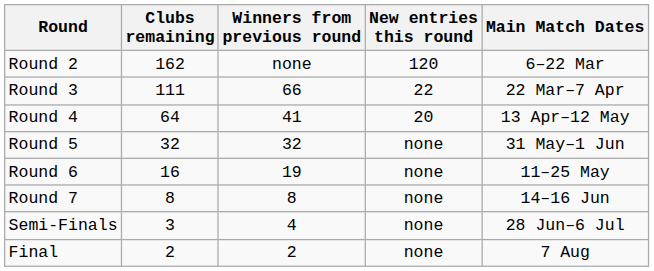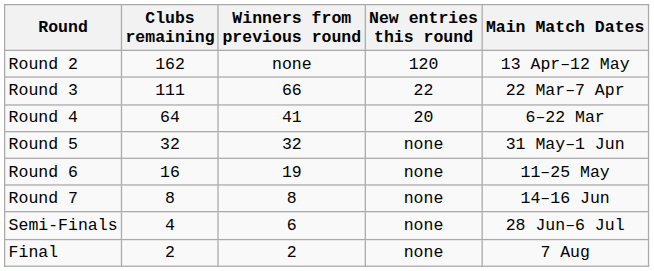(565, 64) 6–22 Mar -> (565, 64) 13 Apr–12 May
(565, 118) 13 Apr–12 May -> (565, 118) 6–22 Mar
(170, 225) 3 -> (170, 225) 4
(292, 225) 4 -> (292, 225) 6
